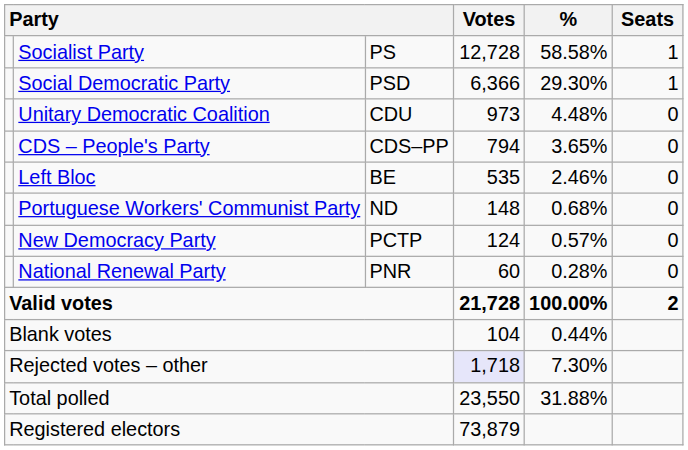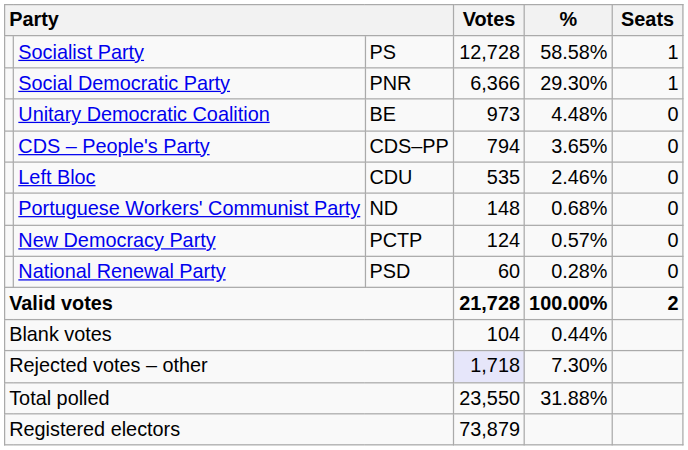(390, 83) PSD -> (390, 83) PNR
(391, 114) CDU -> (383, 114) BE
(383, 177) BE -> (391, 177) CDU
(390, 271) PNR -> (390, 271) PSD
